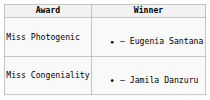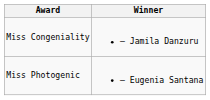rows swapped: (43, 37) <-> (48, 76)
